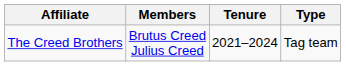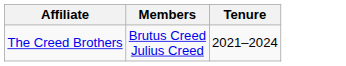- column: (311, 14)
